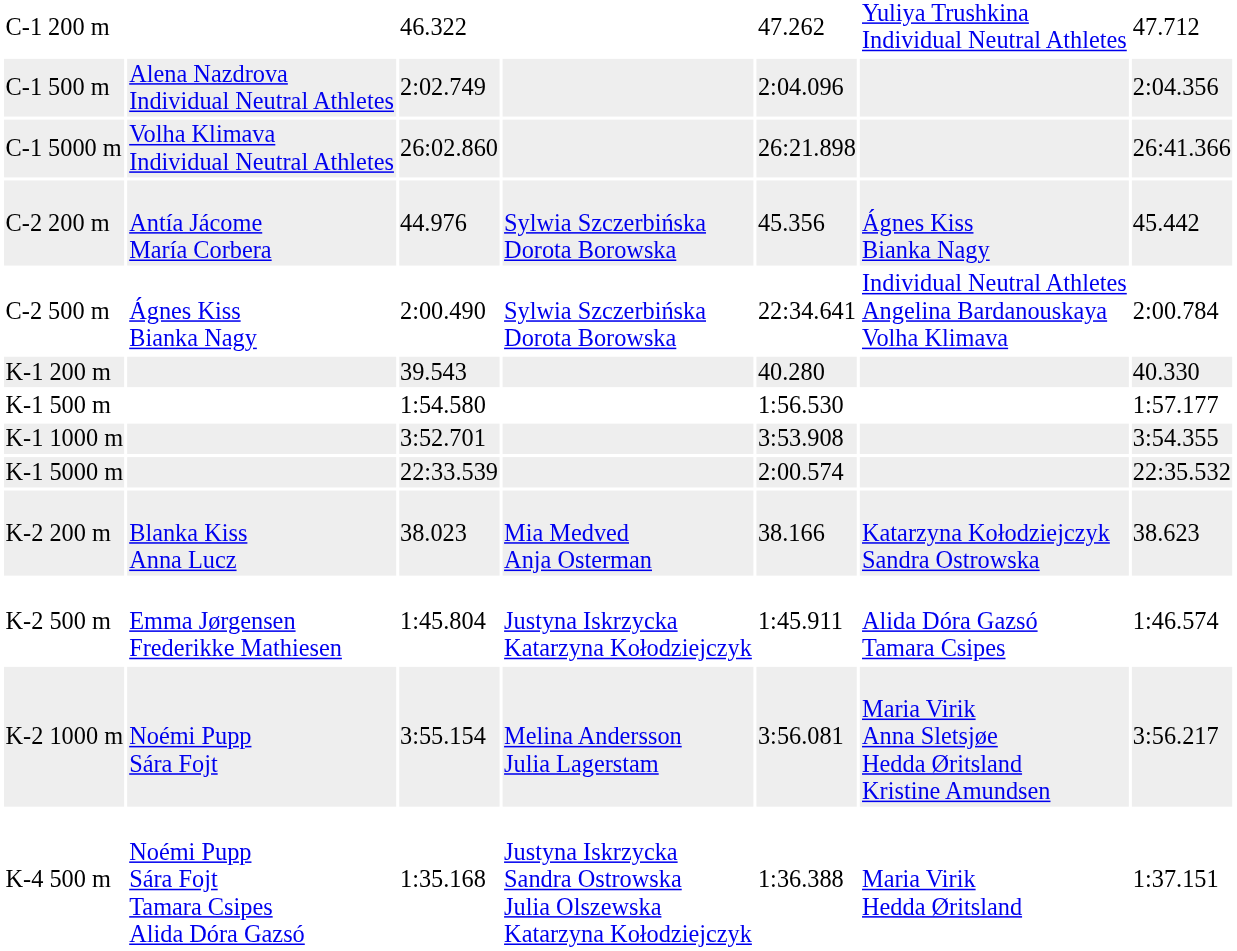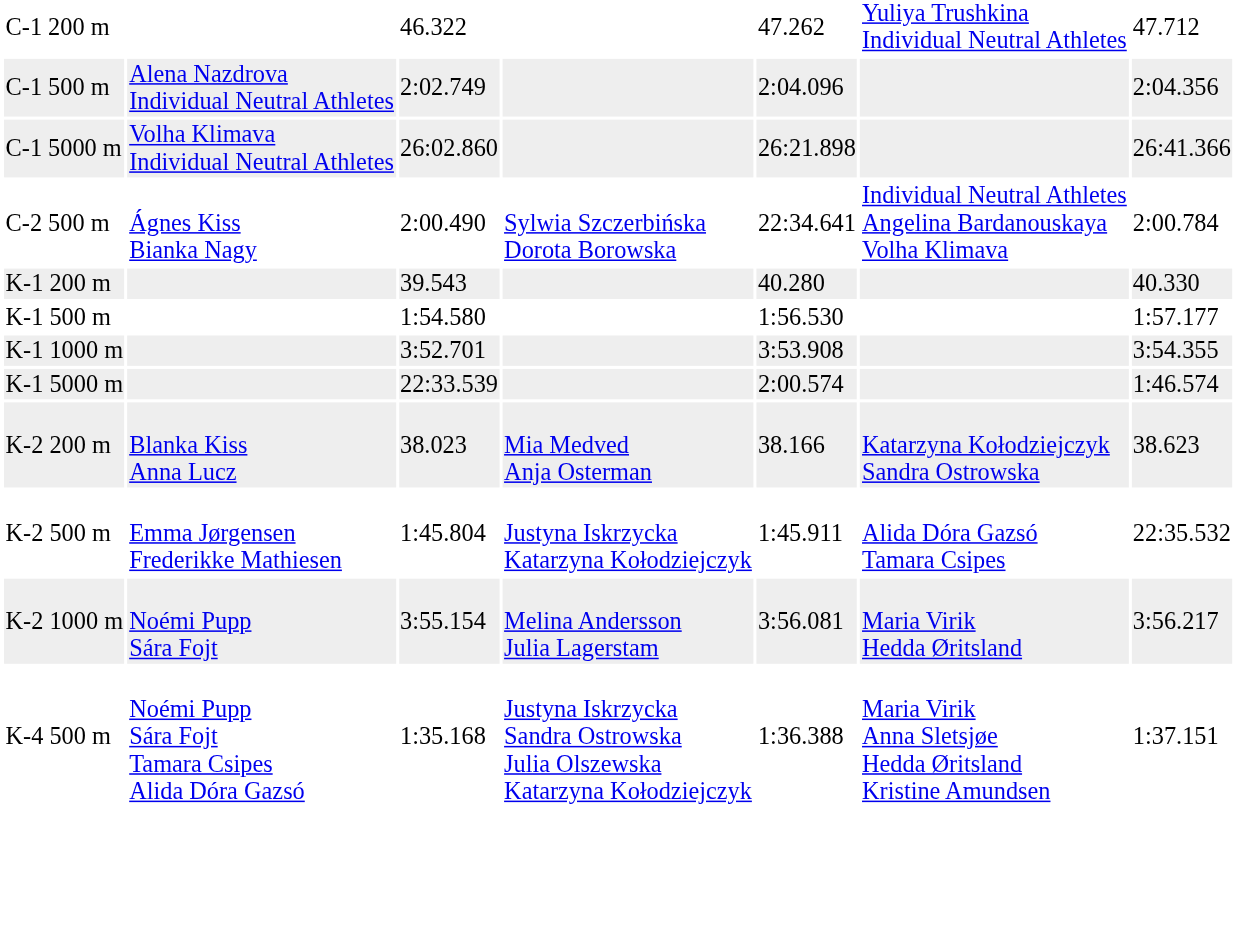- row: (58, 222)
(1182, 472) 22:35.532 -> (1176, 383) 1:46.574
(1176, 620) 1:46.574 -> (1182, 532) 22:35.532
(956, 750) Maria Virik Anna Sletsjøe Hedda Øritsland Kristine Amundsen -> (942, 634) Maria Virik Hedda Øritsland
(942, 893) Maria Virik Hedda Øritsland -> (956, 750) Maria Virik Anna Sletsjøe Hedda Øritsland Kristine Amundsen
